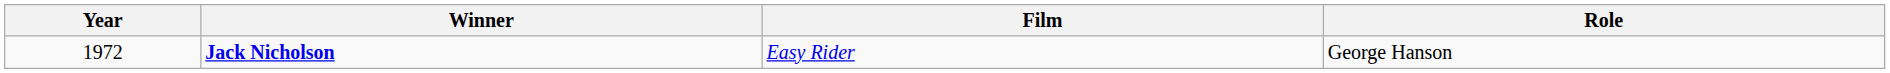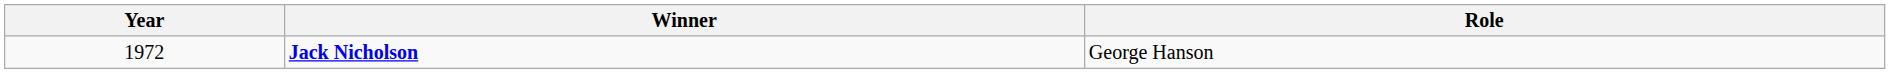- column: (1042, 20)
